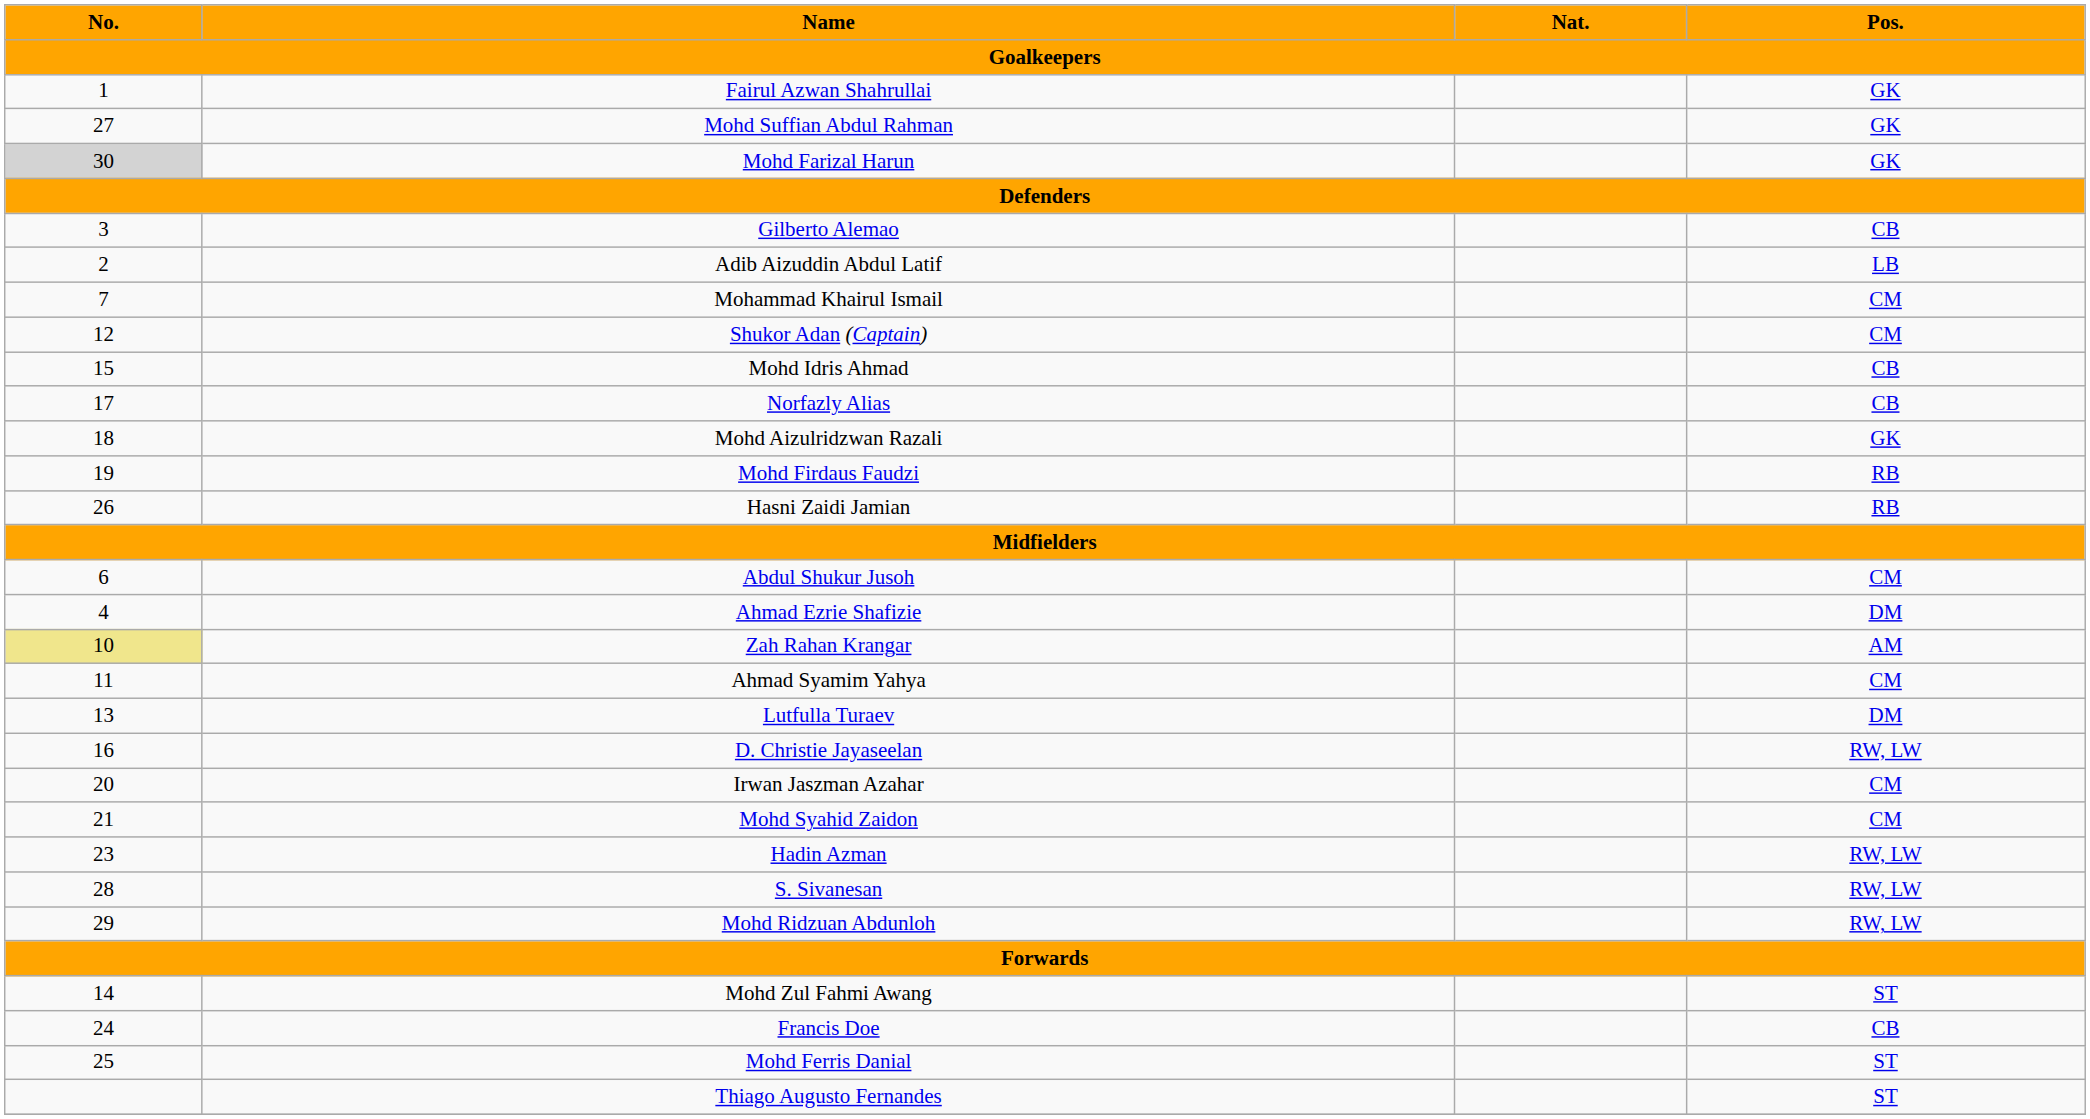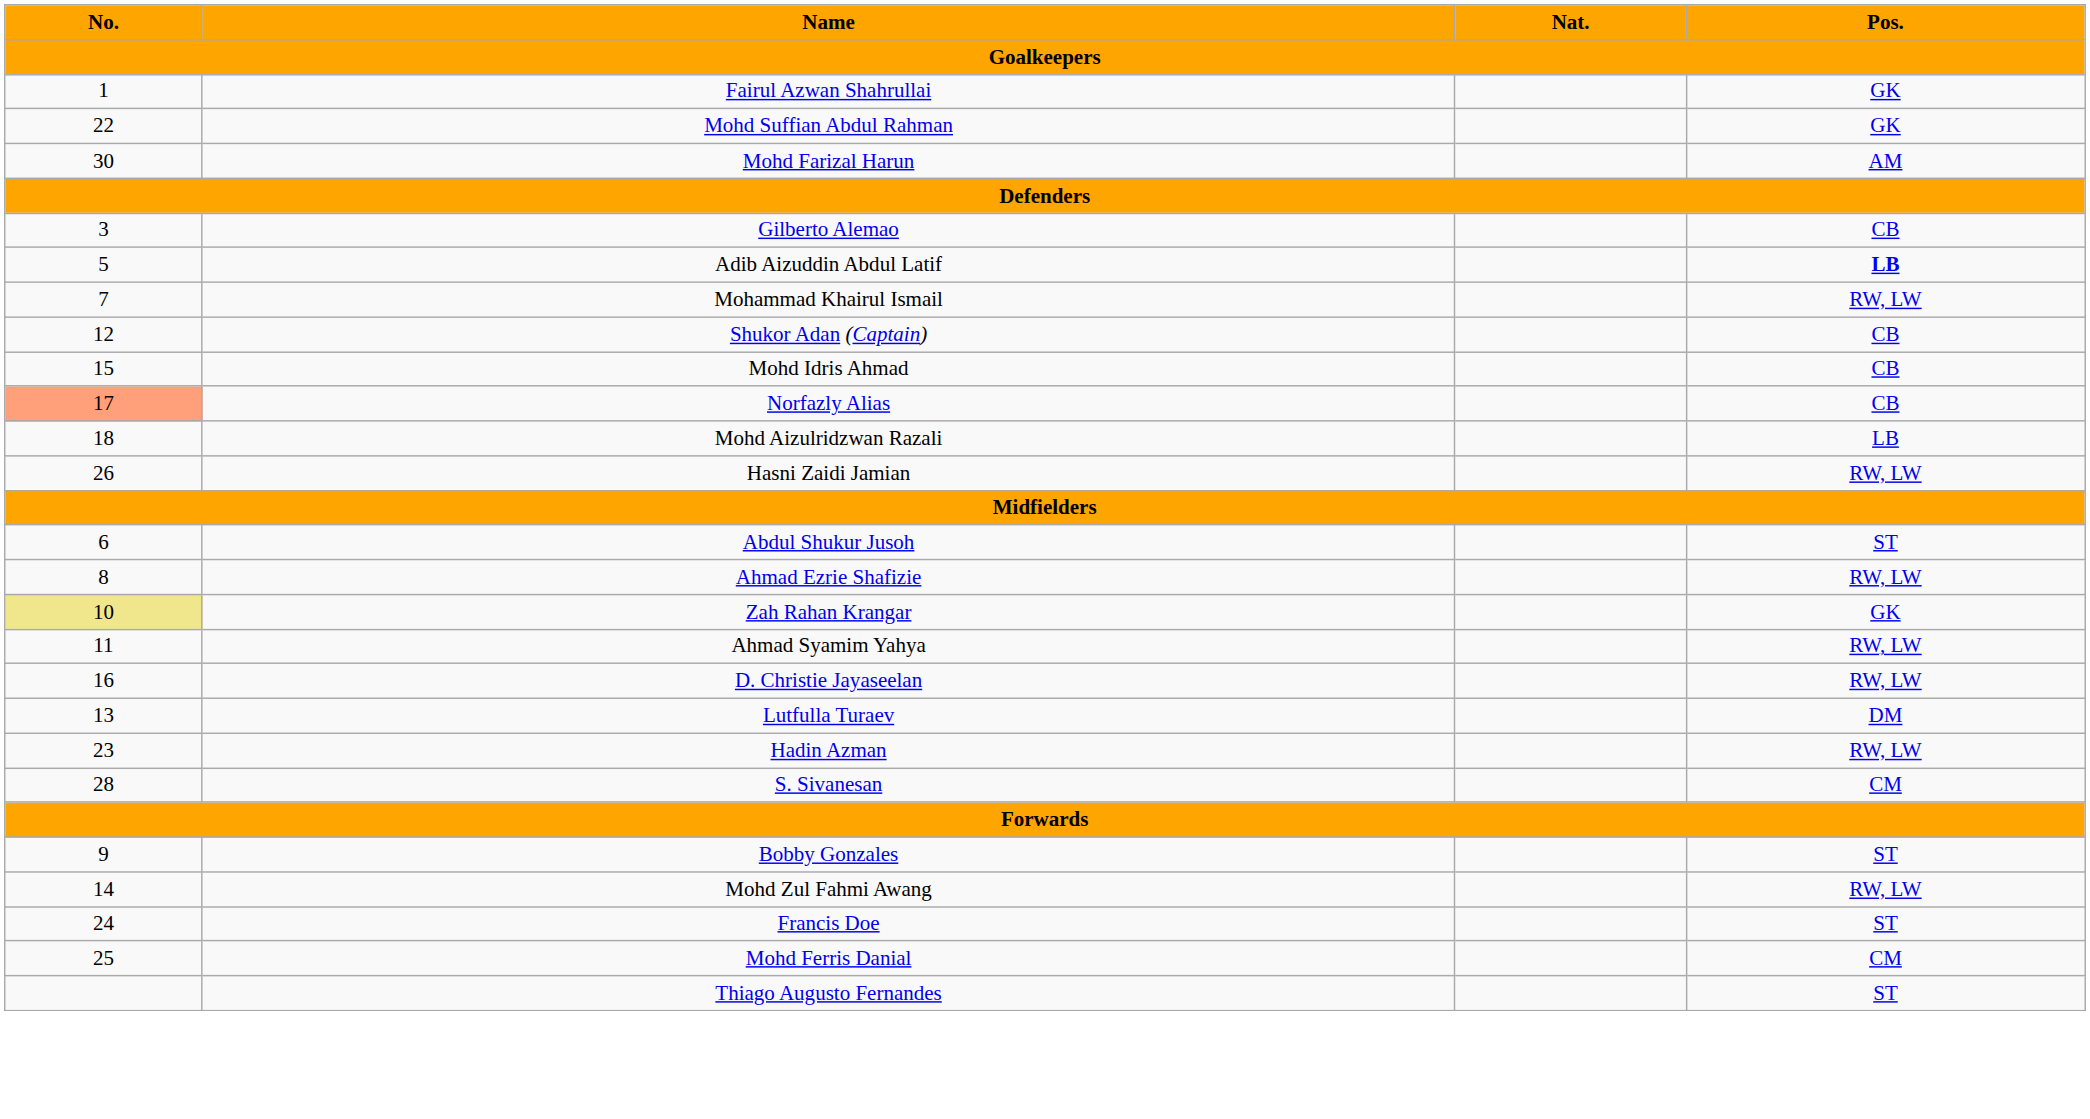(103, 126) 27 -> (103, 126) 22
(103, 160) lightgrey background -> (103, 160) no background
(1885, 160) GK -> (1885, 160) AM
(103, 264) 2 -> (103, 264) 5
(1885, 264) normal -> (1885, 264) bold
(1885, 299) CM -> (1885, 299) RW, LW
(1885, 334) CM -> (1885, 334) CB
(103, 403) no background -> (103, 403) lightsalmon background
(1885, 438) GK -> (1885, 438) LB
- row: (829, 473)
(1885, 507) RB -> (1885, 473) RW, LW
(1885, 577) CM -> (1885, 542) ST
(103, 611) 4 -> (103, 577) 8
(1885, 611) DM -> (1885, 577) RW, LW
(1885, 646) AM -> (1885, 611) GK
(1885, 681) CM -> (1885, 646) RW, LW
rows swapped: (829, 715) <-> (829, 750)
- row: (829, 785)
- row: (829, 819)
(1885, 889) RW, LW -> (1885, 785) CM
- row: (829, 923)
+ row: (829, 854)
(1885, 993) ST -> (1885, 889) RW, LW
(1885, 1027) CB -> (1885, 923) ST
(1885, 1062) ST -> (1885, 958) CM
